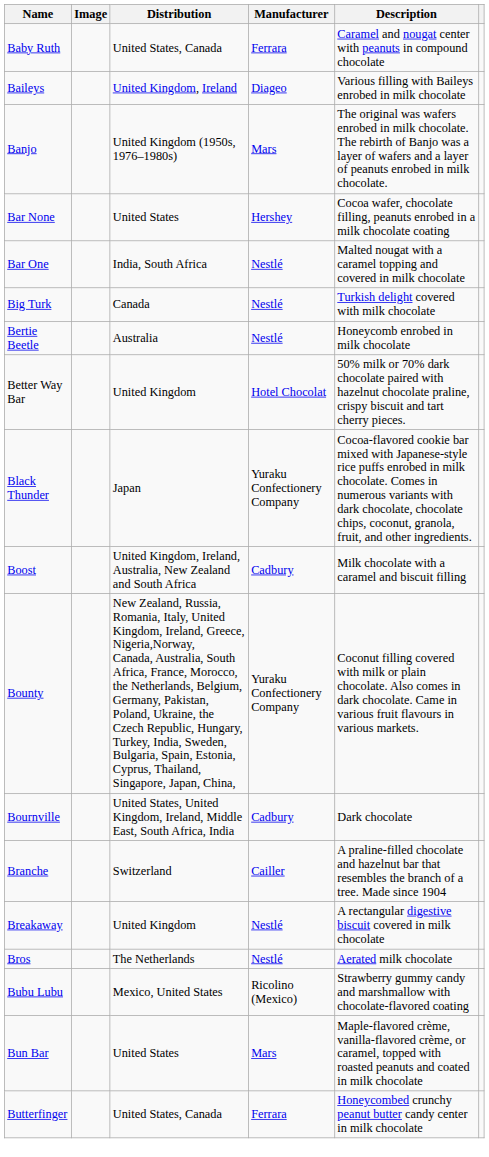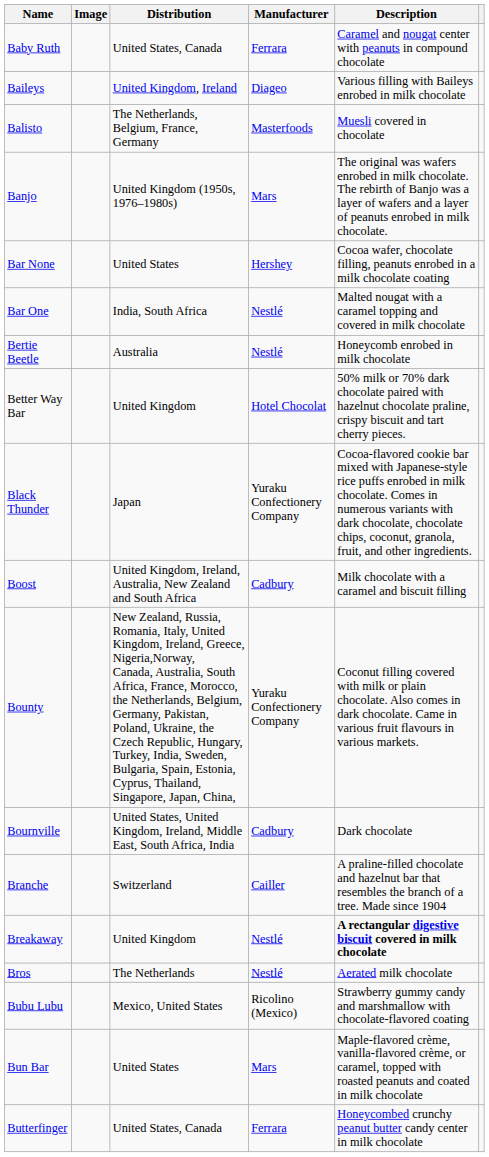+ row: (25, 128)
- row: (29, 304)
(394, 925) normal -> (398, 939) bold
